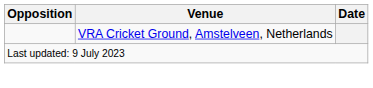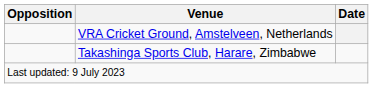+ row: (197, 53)
